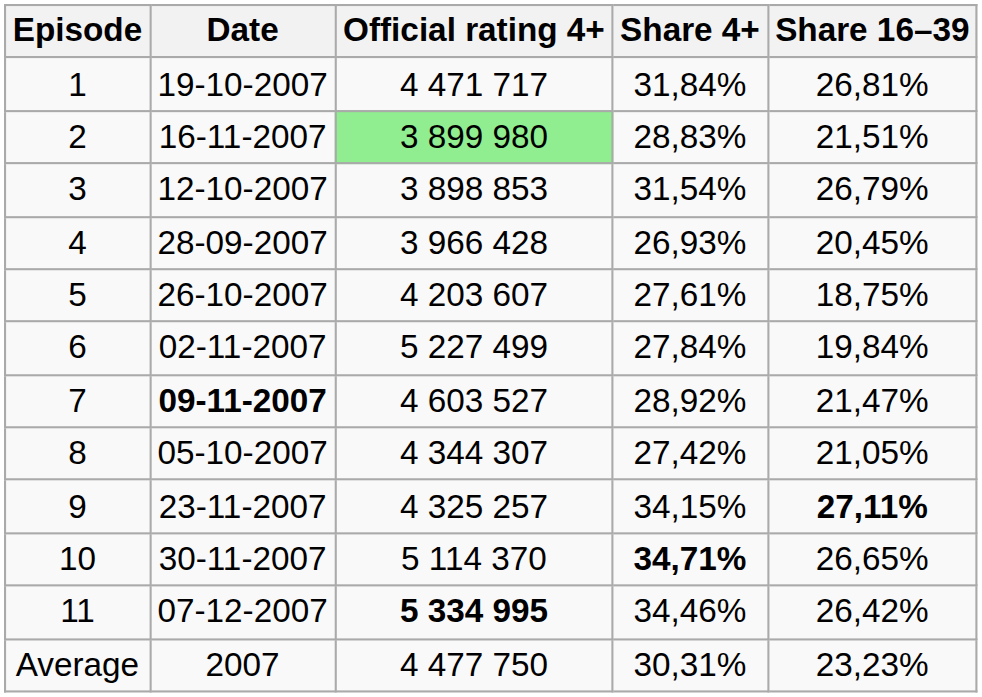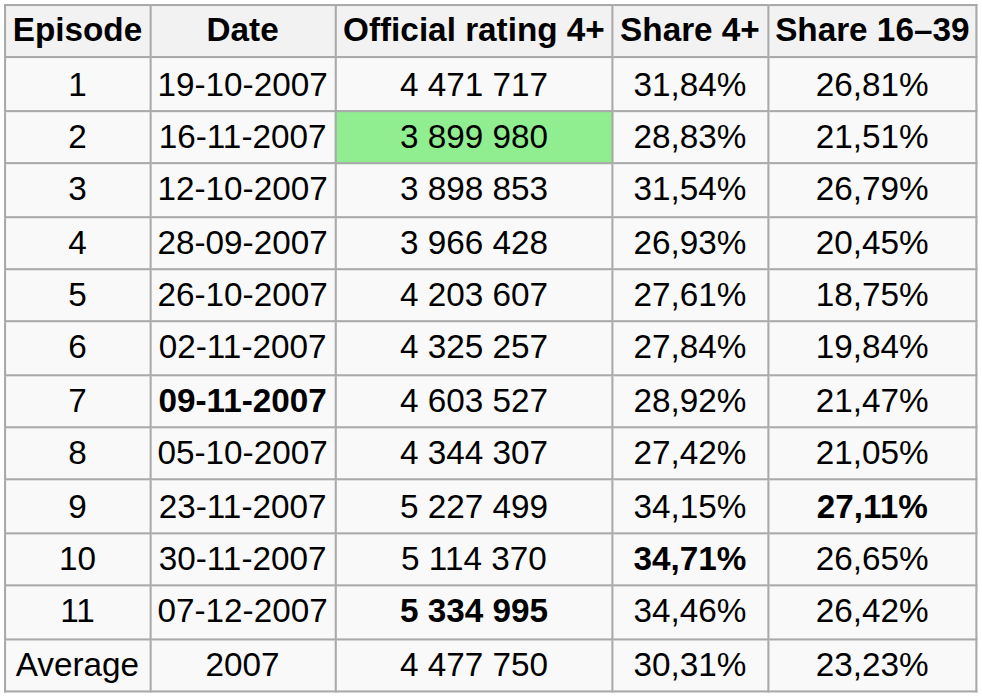(474, 347) 5 227 499 -> (474, 347) 4 325 257
(474, 505) 4 325 257 -> (474, 505) 5 227 499
